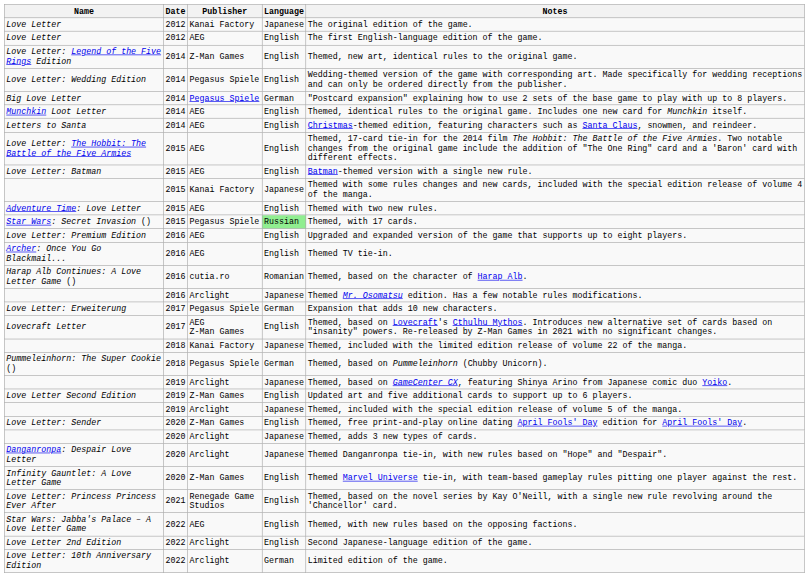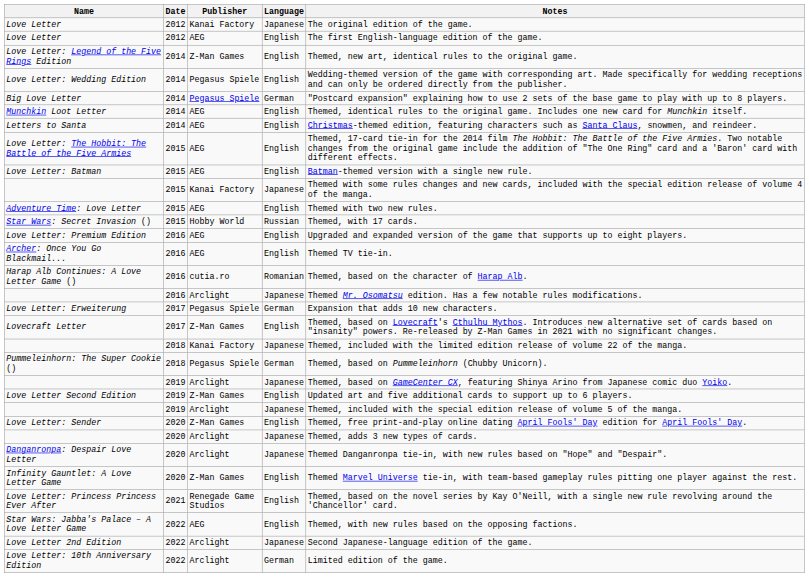(224, 222) Pegasus Spiele -> (217, 222) Hobby World
(281, 222) lightgreen background -> (281, 222) no background
(217, 327) AEG Z-Man Games -> (217, 327) Z-Man Games
(281, 543) English -> (284, 543) Japanese
